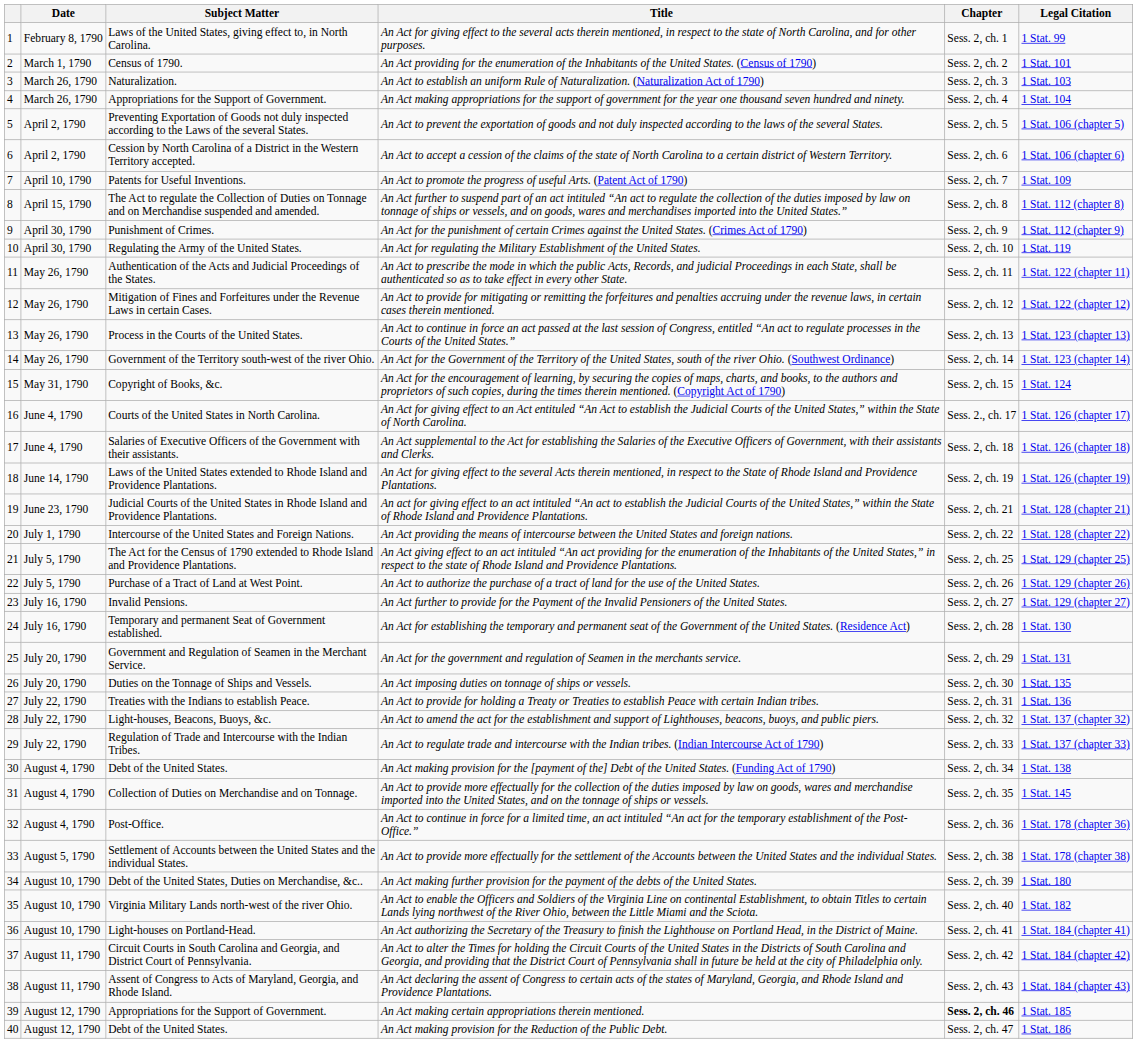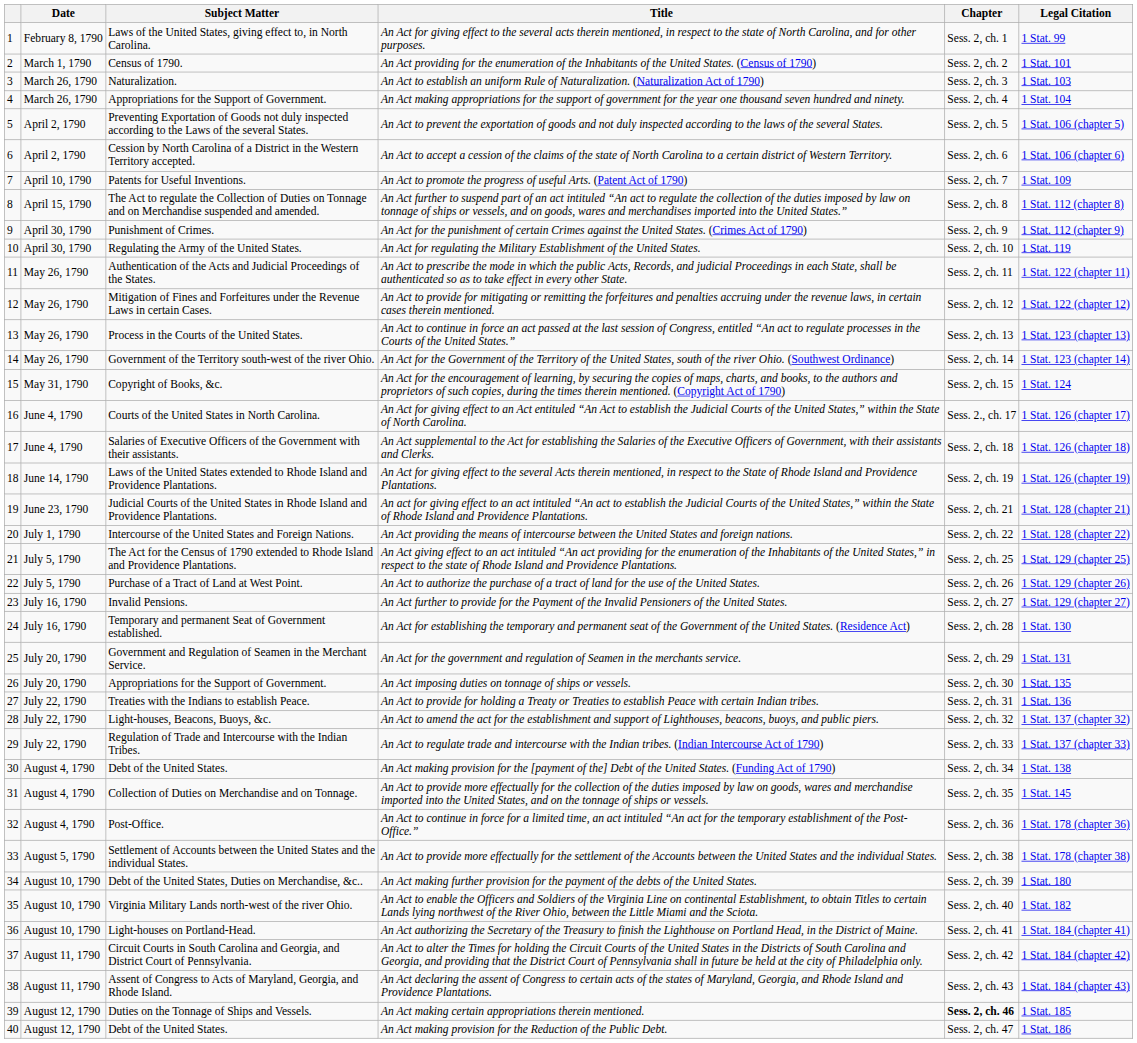(210, 683) Duties on the Tonnage of Ships and Vessels. -> (217, 683) Appropriations for the Support of Government.
(217, 1011) Appropriations for the Support of Government. -> (210, 1011) Duties on the Tonnage of Ships and Vessels.
